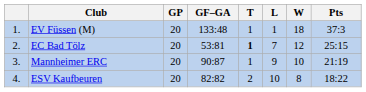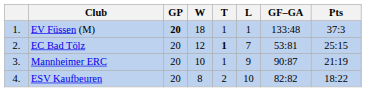columns swapped: (299, 12) <-> (213, 12)
(176, 29) normal -> (176, 29) bold
